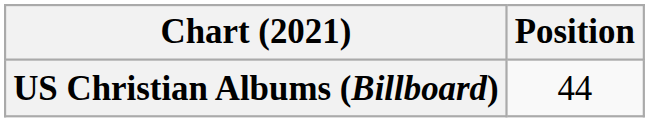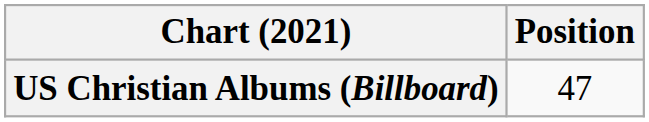(575, 87) 44 -> (575, 87) 47
